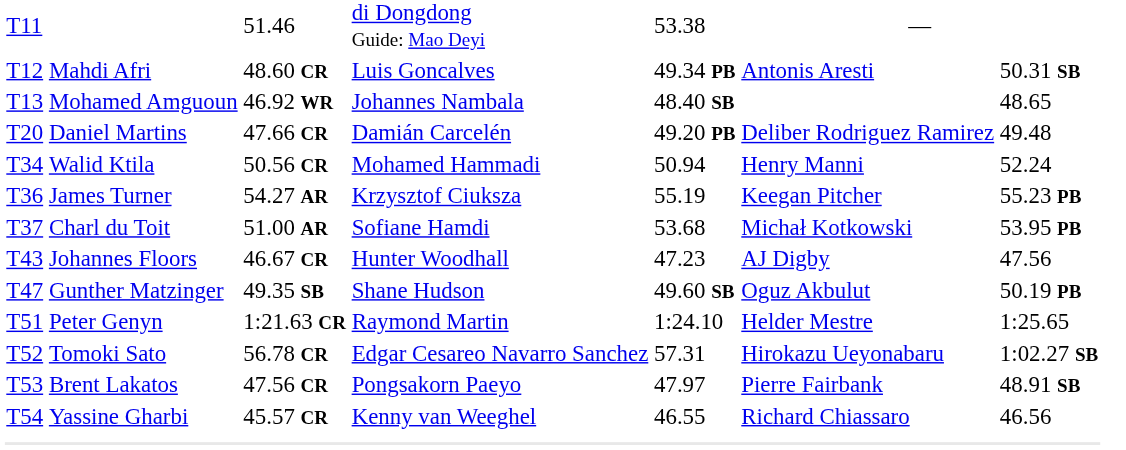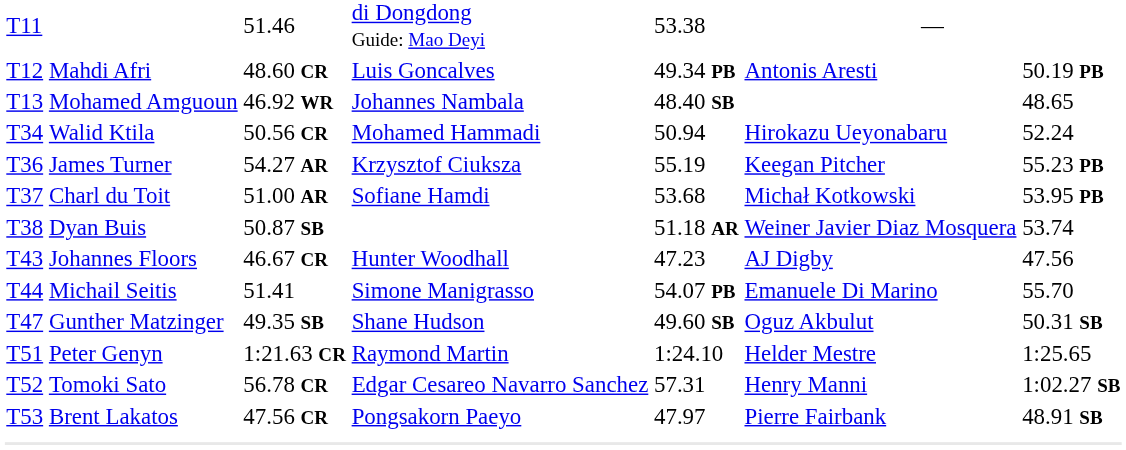(1040, 70) 50.31 SB -> (1063, 70) 50.19 PB
- row: (118, 133)
(803, 164) Henry Manni -> (846, 133) Hirokazu Ueyonabaru
+ row: (97, 227)
+ row: (113, 290)
(1041, 290) 50.19 PB -> (1062, 321) 50.31 SB
(843, 353) Hirokazu Ueyonabaru -> (806, 384) Henry Manni
- row: (119, 416)
